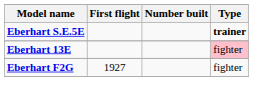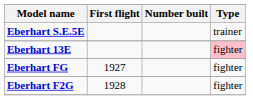(230, 31) bold -> (228, 31) normal
+ row: (37, 68)
(115, 68) 1927 -> (115, 86) 1928
